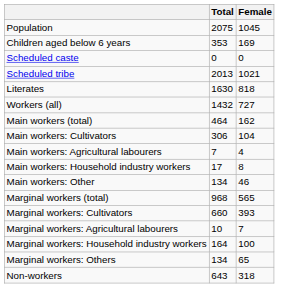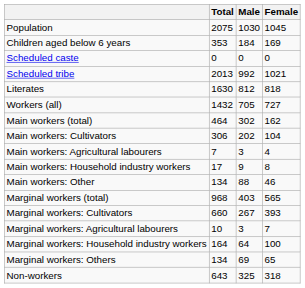+ column: (249, 12)
